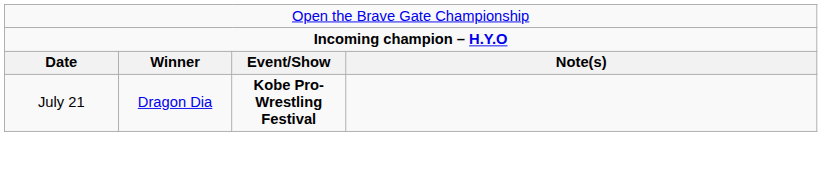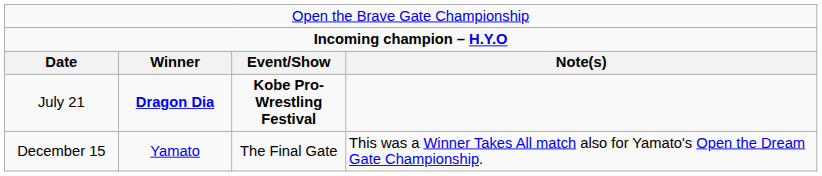(175, 102) normal -> (175, 102) bold
+ row: (61, 150)
